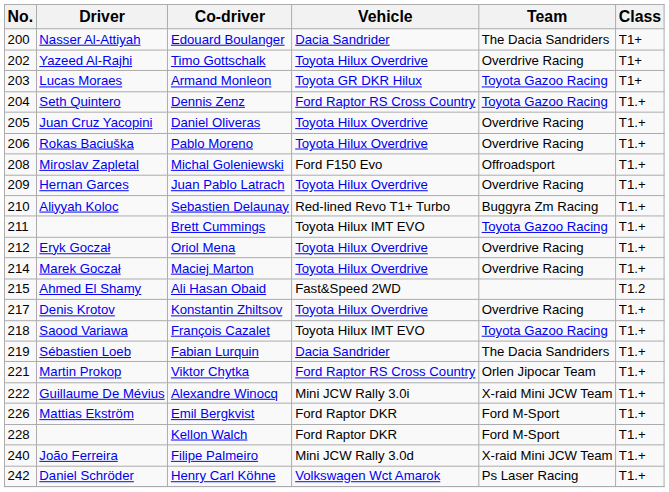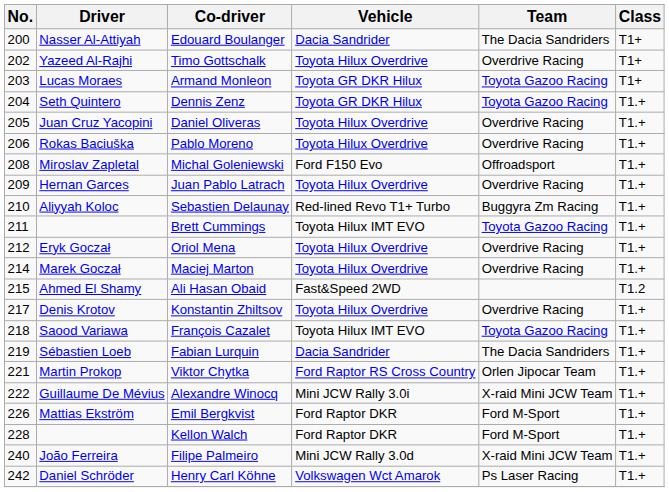(385, 102) Ford Raptor RS Cross Country -> (359, 102) Toyota GR DKR Hilux
